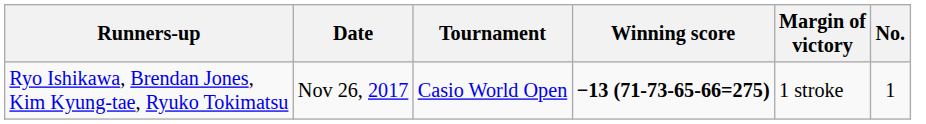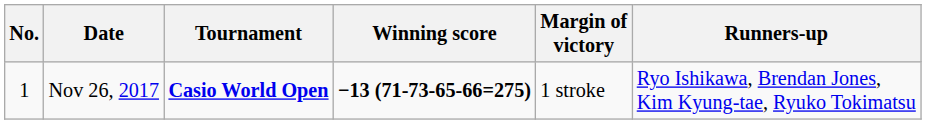columns swapped: (890, 33) <-> (149, 33)
(493, 90) normal -> (248, 90) bold
